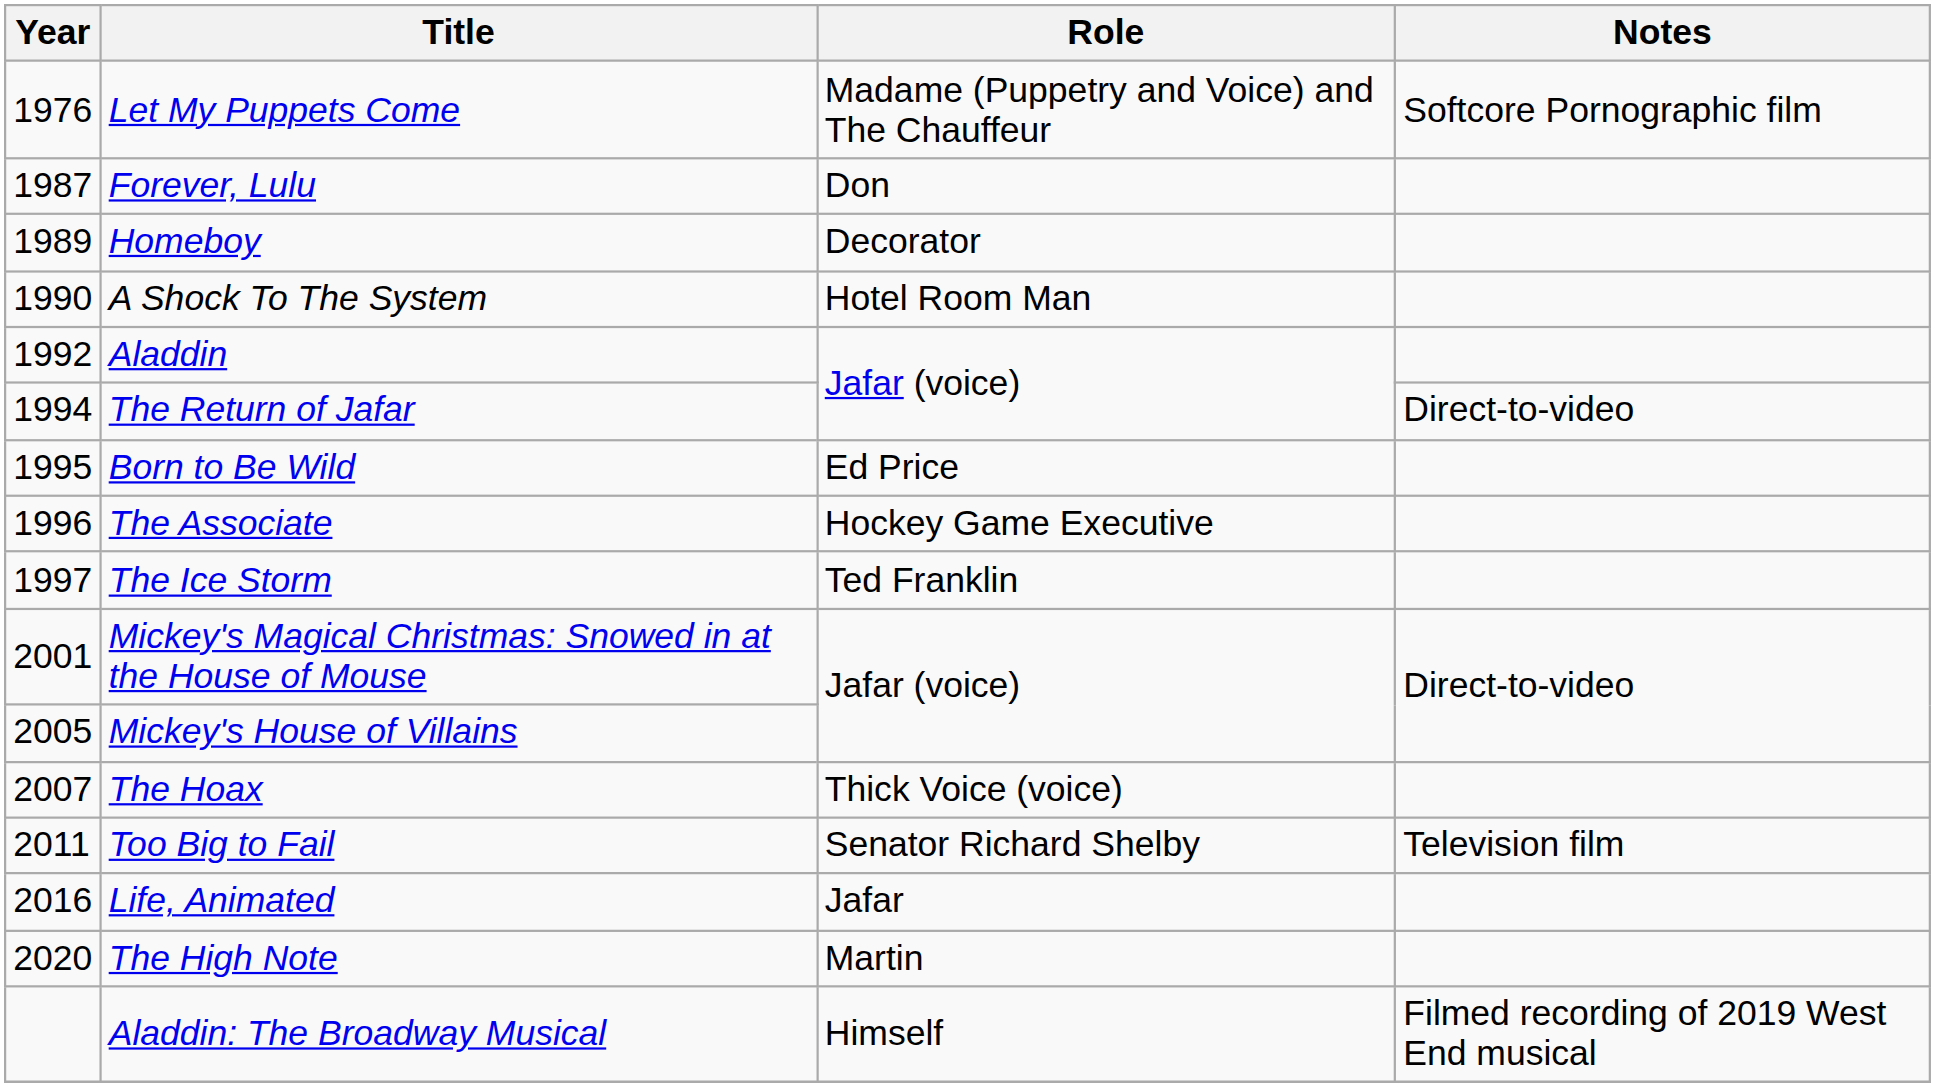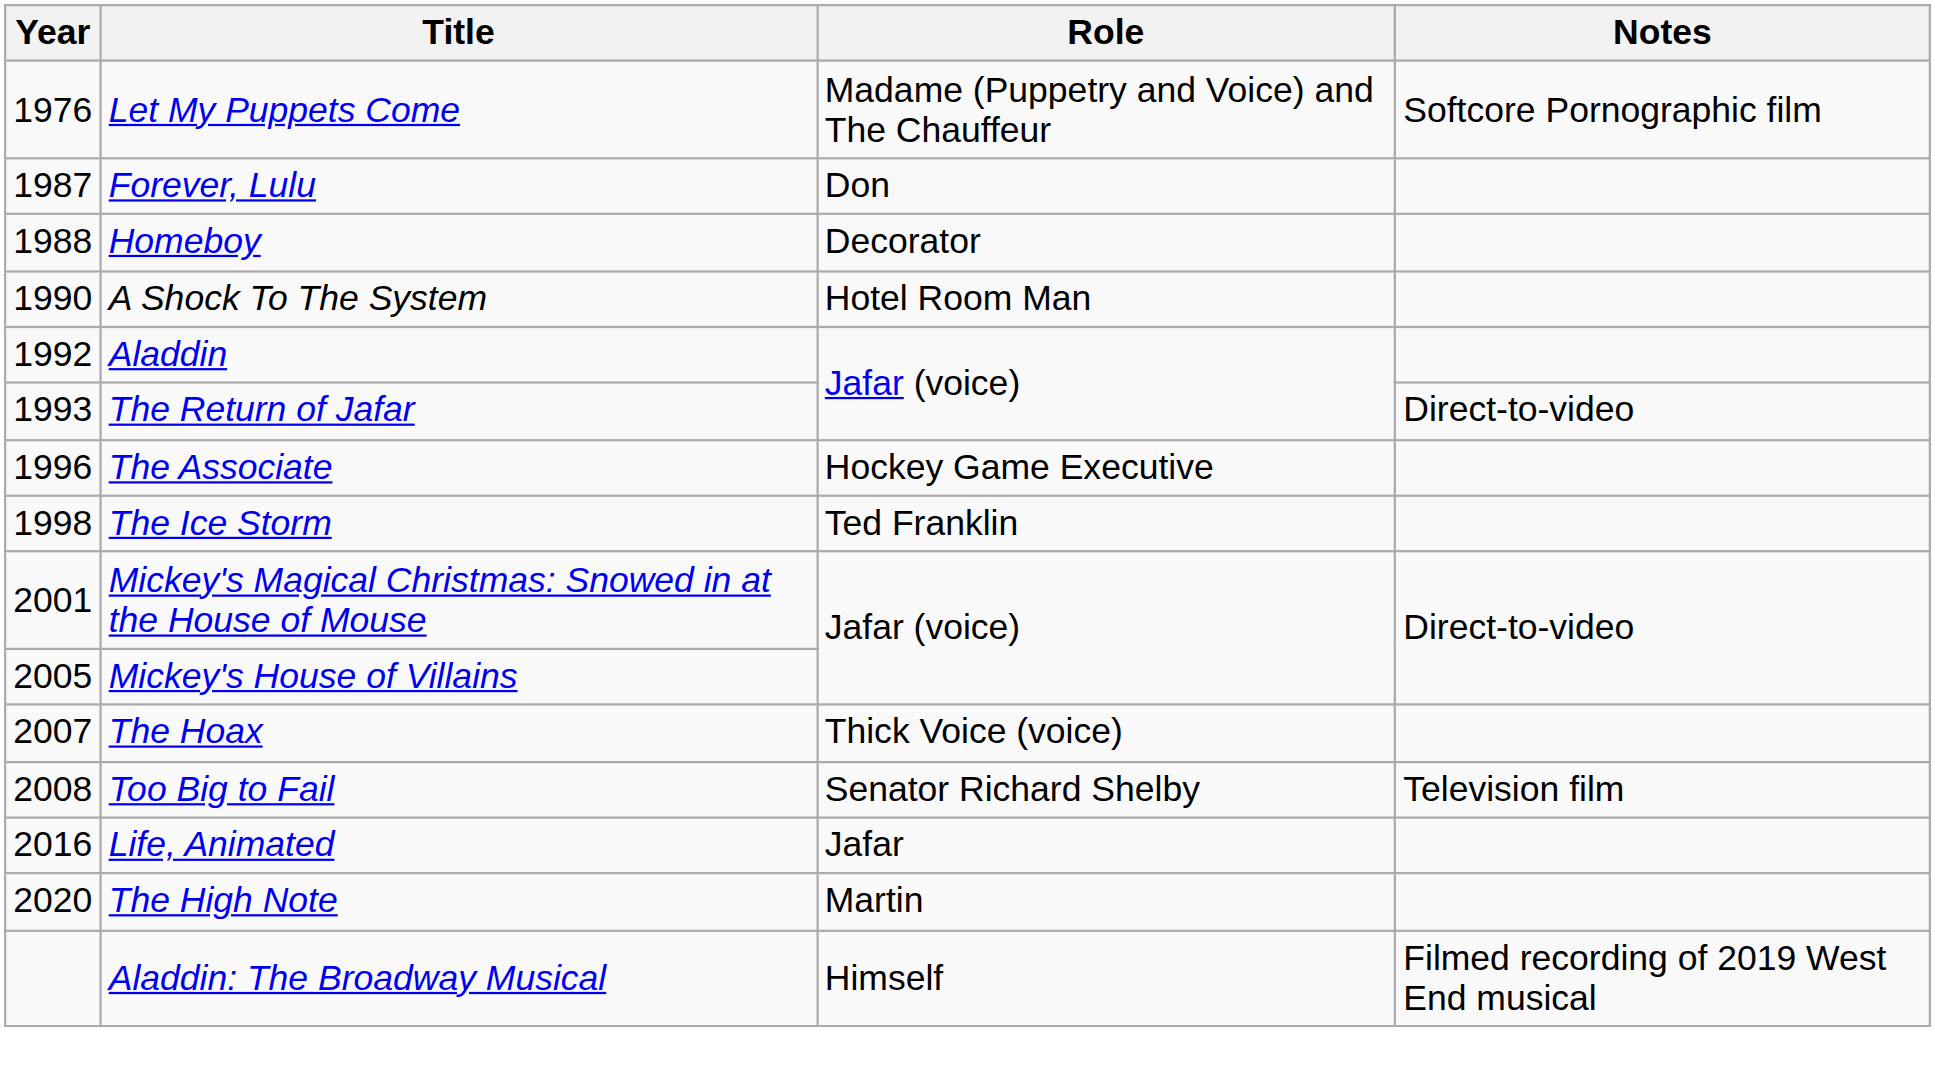(53, 241) 1989 -> (53, 241) 1988
(53, 410) 1994 -> (53, 410) 1993
- row: (232, 466)
(53, 579) 1997 -> (53, 523) 1998
(51, 844) 2011 -> (53, 788) 2008
